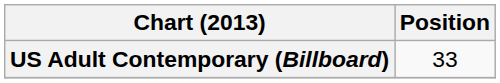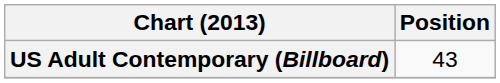(445, 58) 33 -> (445, 58) 43
